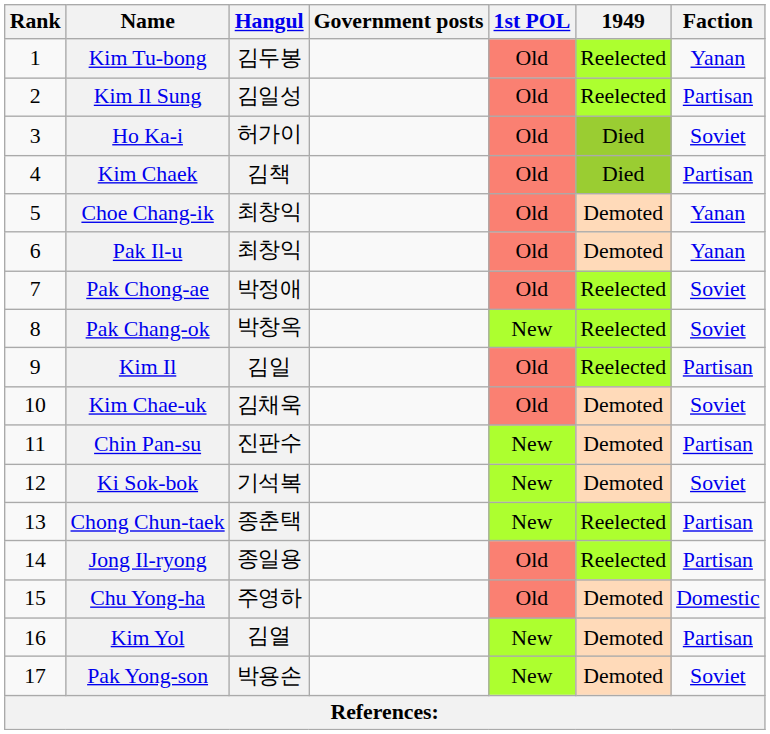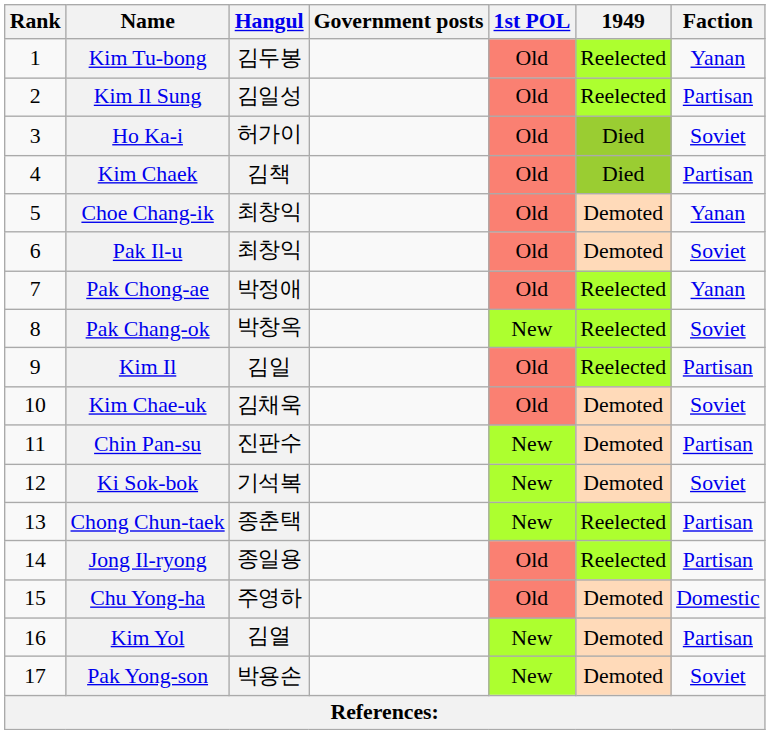(718, 251) Yanan -> (718, 251) Soviet
(718, 289) Soviet -> (718, 289) Yanan
